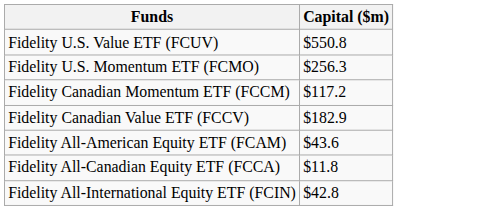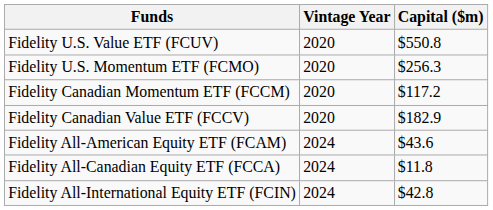+ column: (347, 17)
